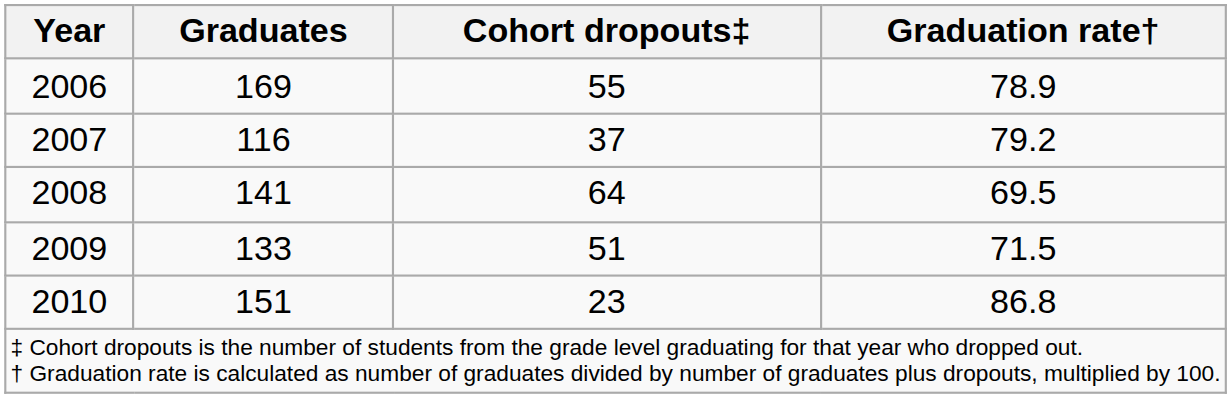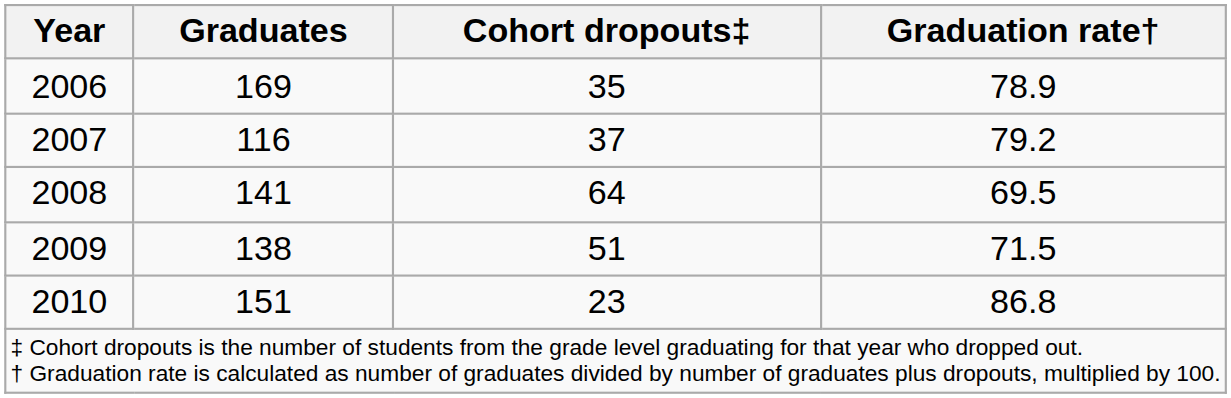(607, 85) 55 -> (607, 85) 35
(263, 247) 133 -> (263, 247) 138
